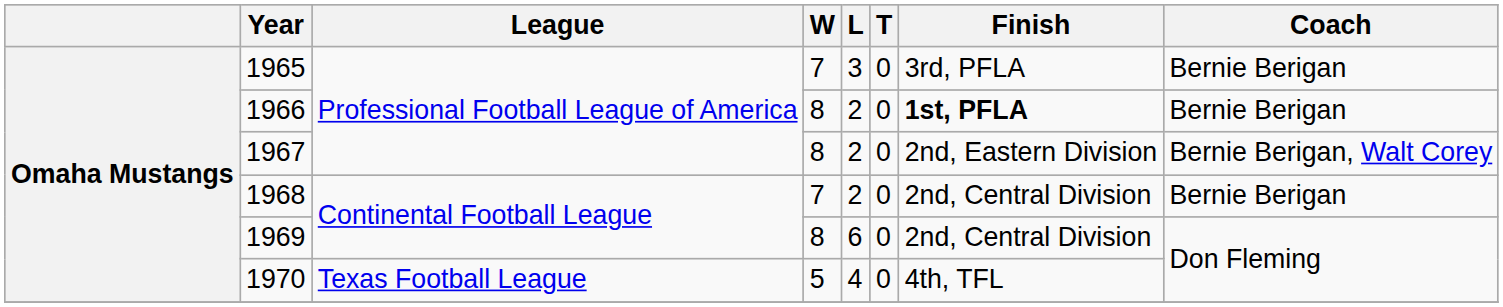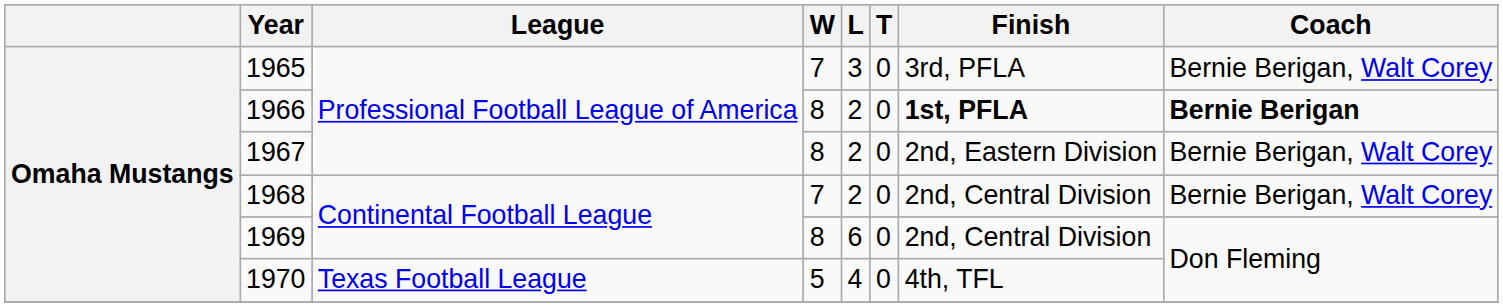(1258, 68) Bernie Berigan -> (1331, 68) Bernie Berigan, Walt Corey
(1258, 110) normal -> (1265, 110) bold
(1258, 195) Bernie Berigan -> (1331, 195) Bernie Berigan, Walt Corey
